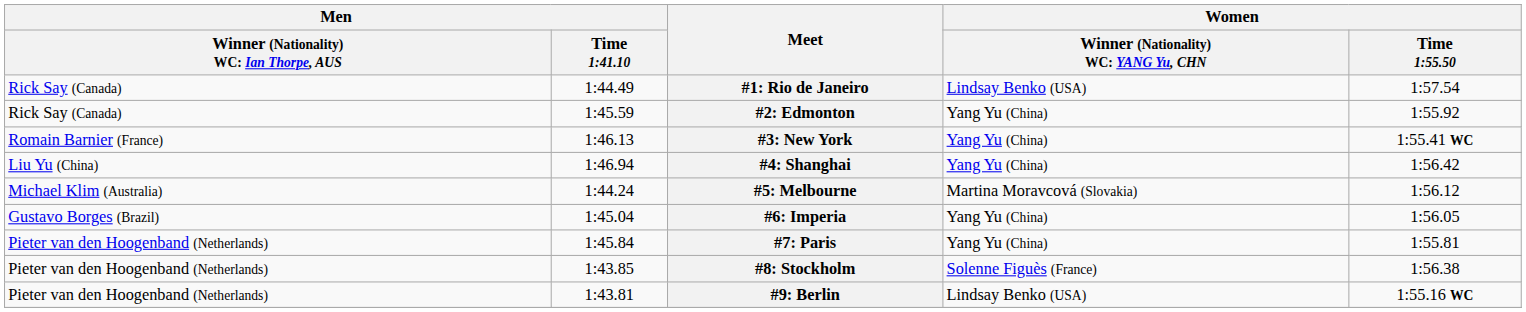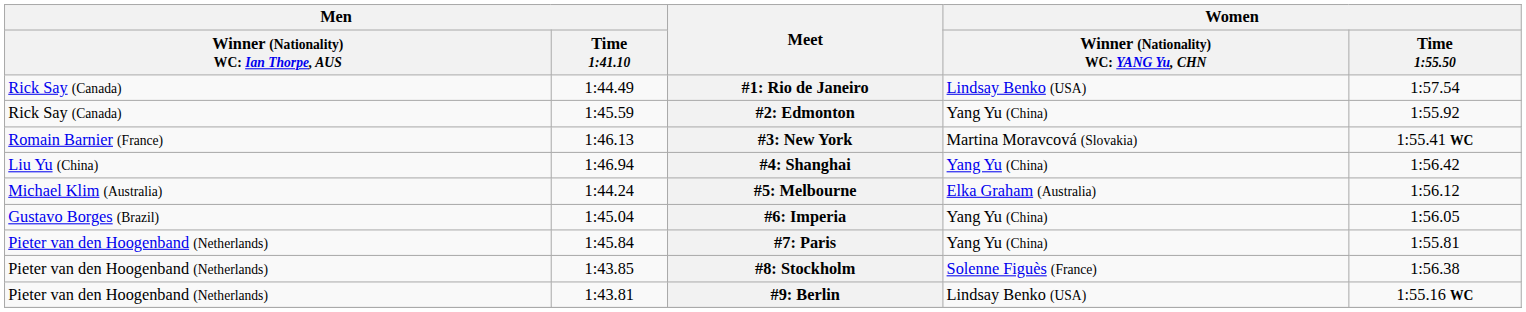(997, 139) Yang Yu (China) -> (1042, 139) Martina Moravcová (Slovakia)
(1042, 191) Martina Moravcová (Slovakia) -> (1021, 191) Elka Graham (Australia)
